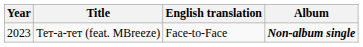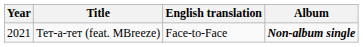(19, 32) 2023 -> (19, 32) 2021
